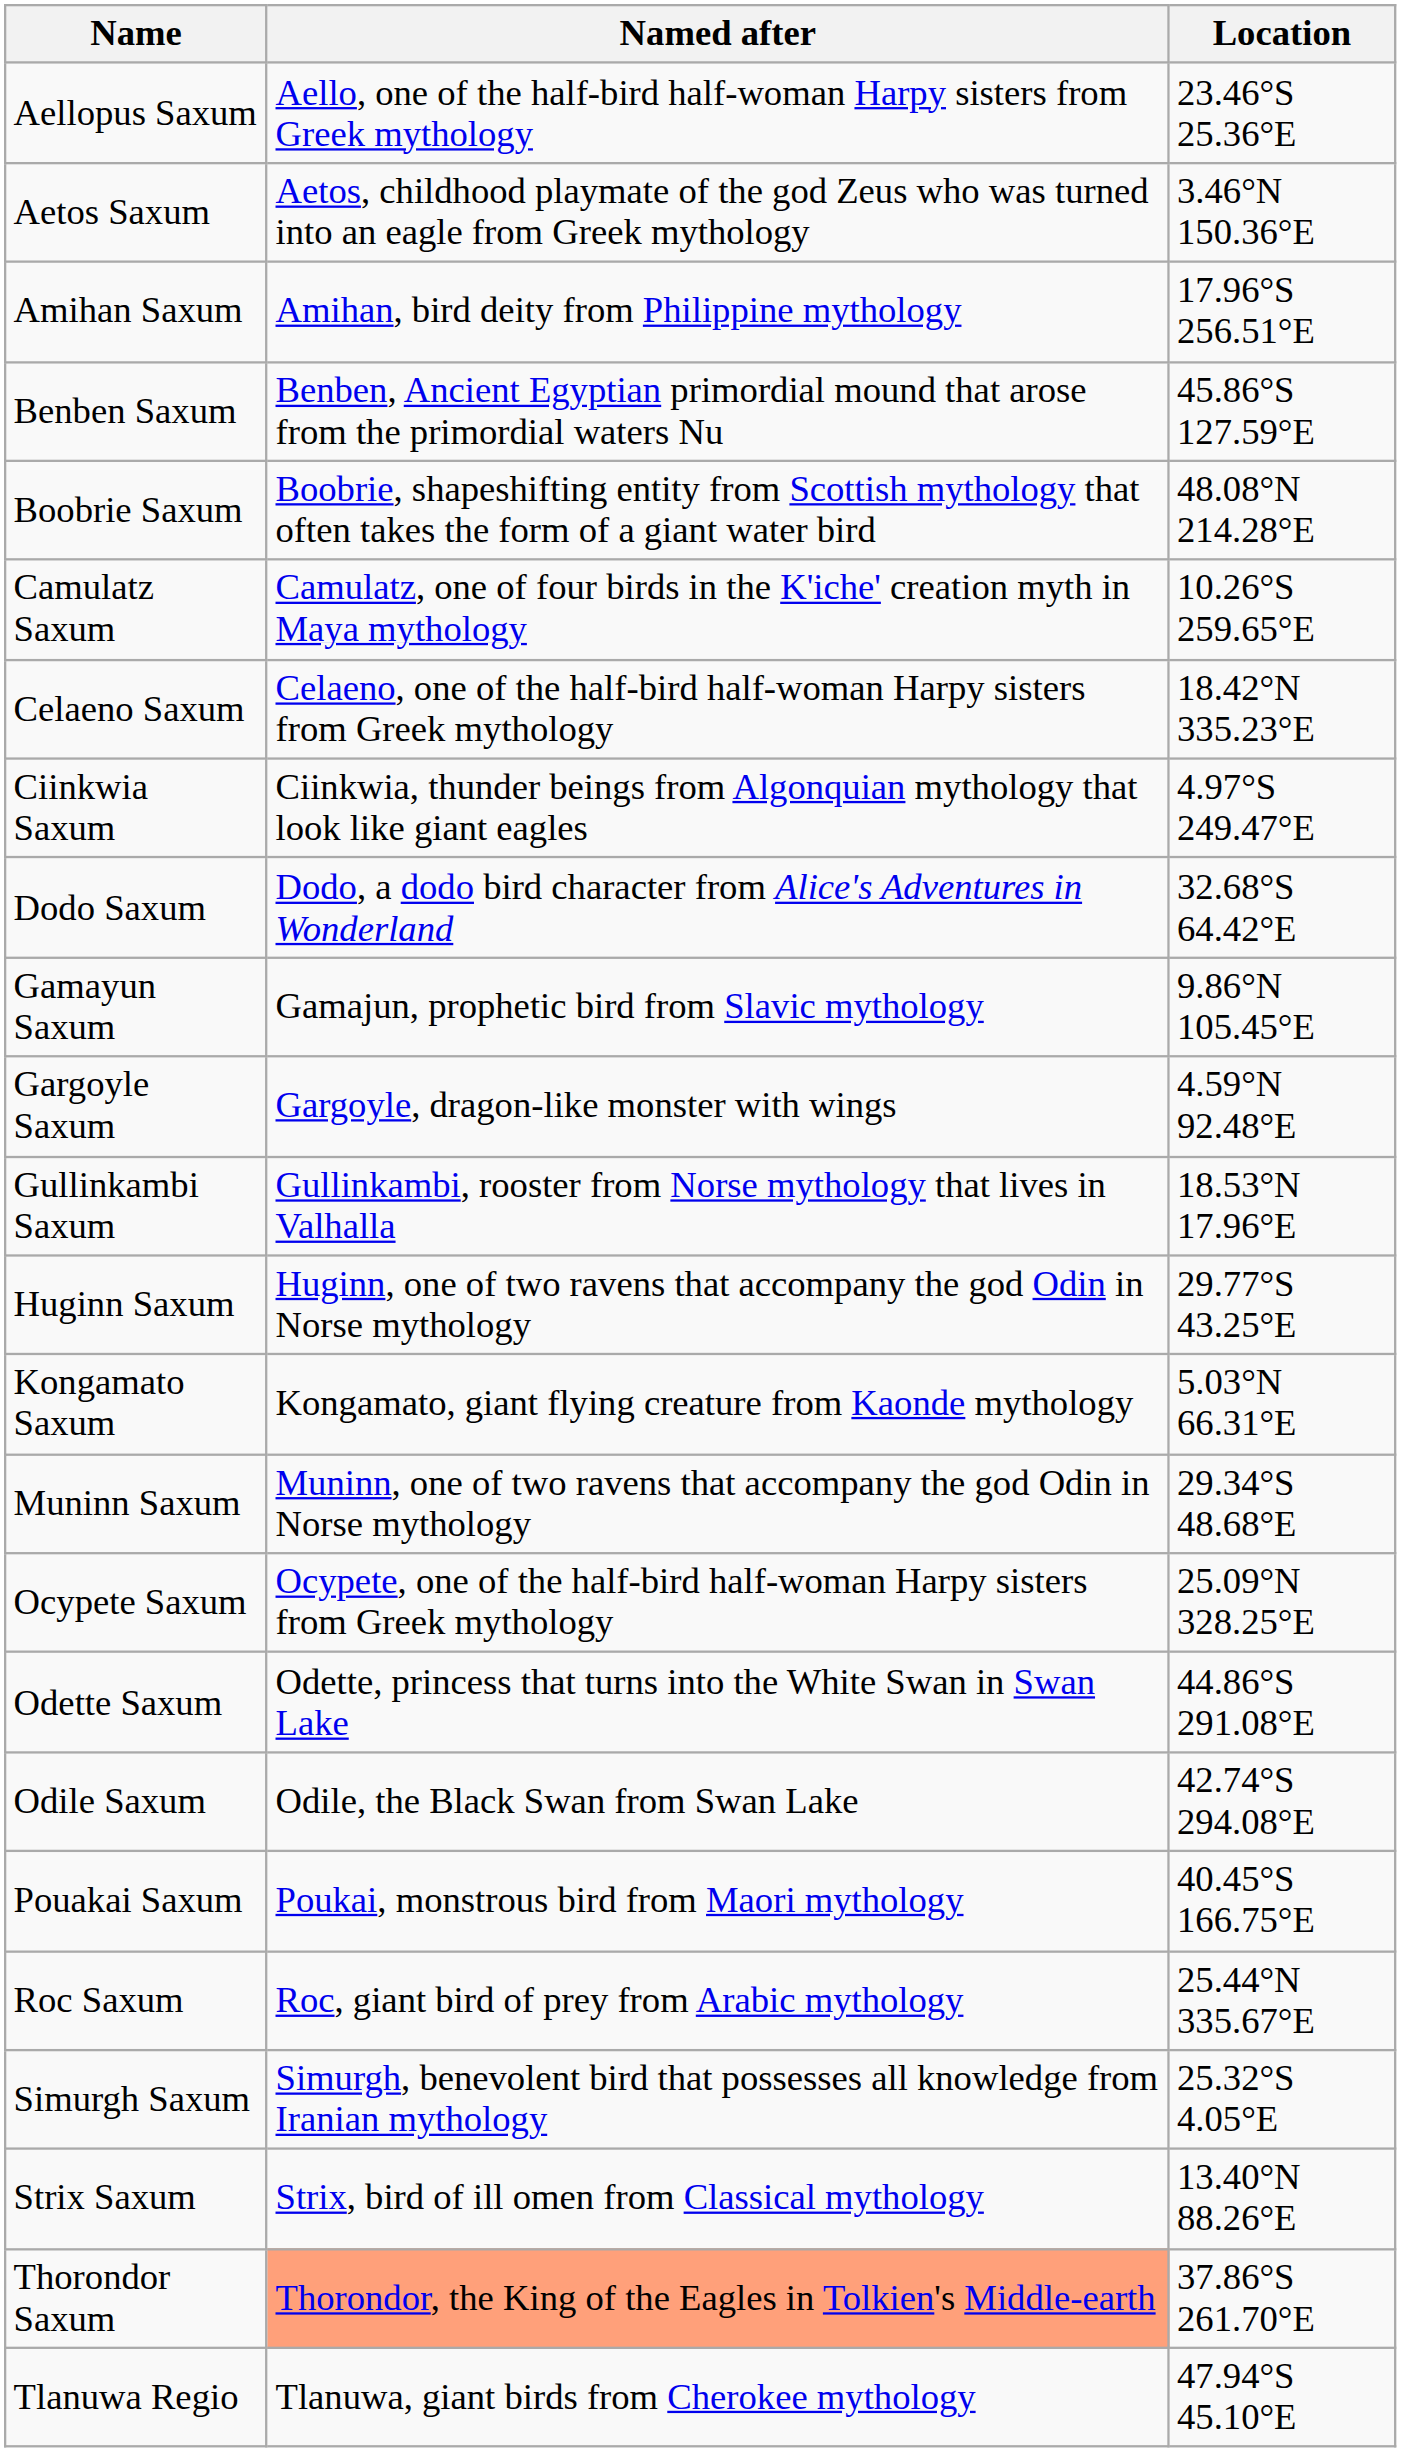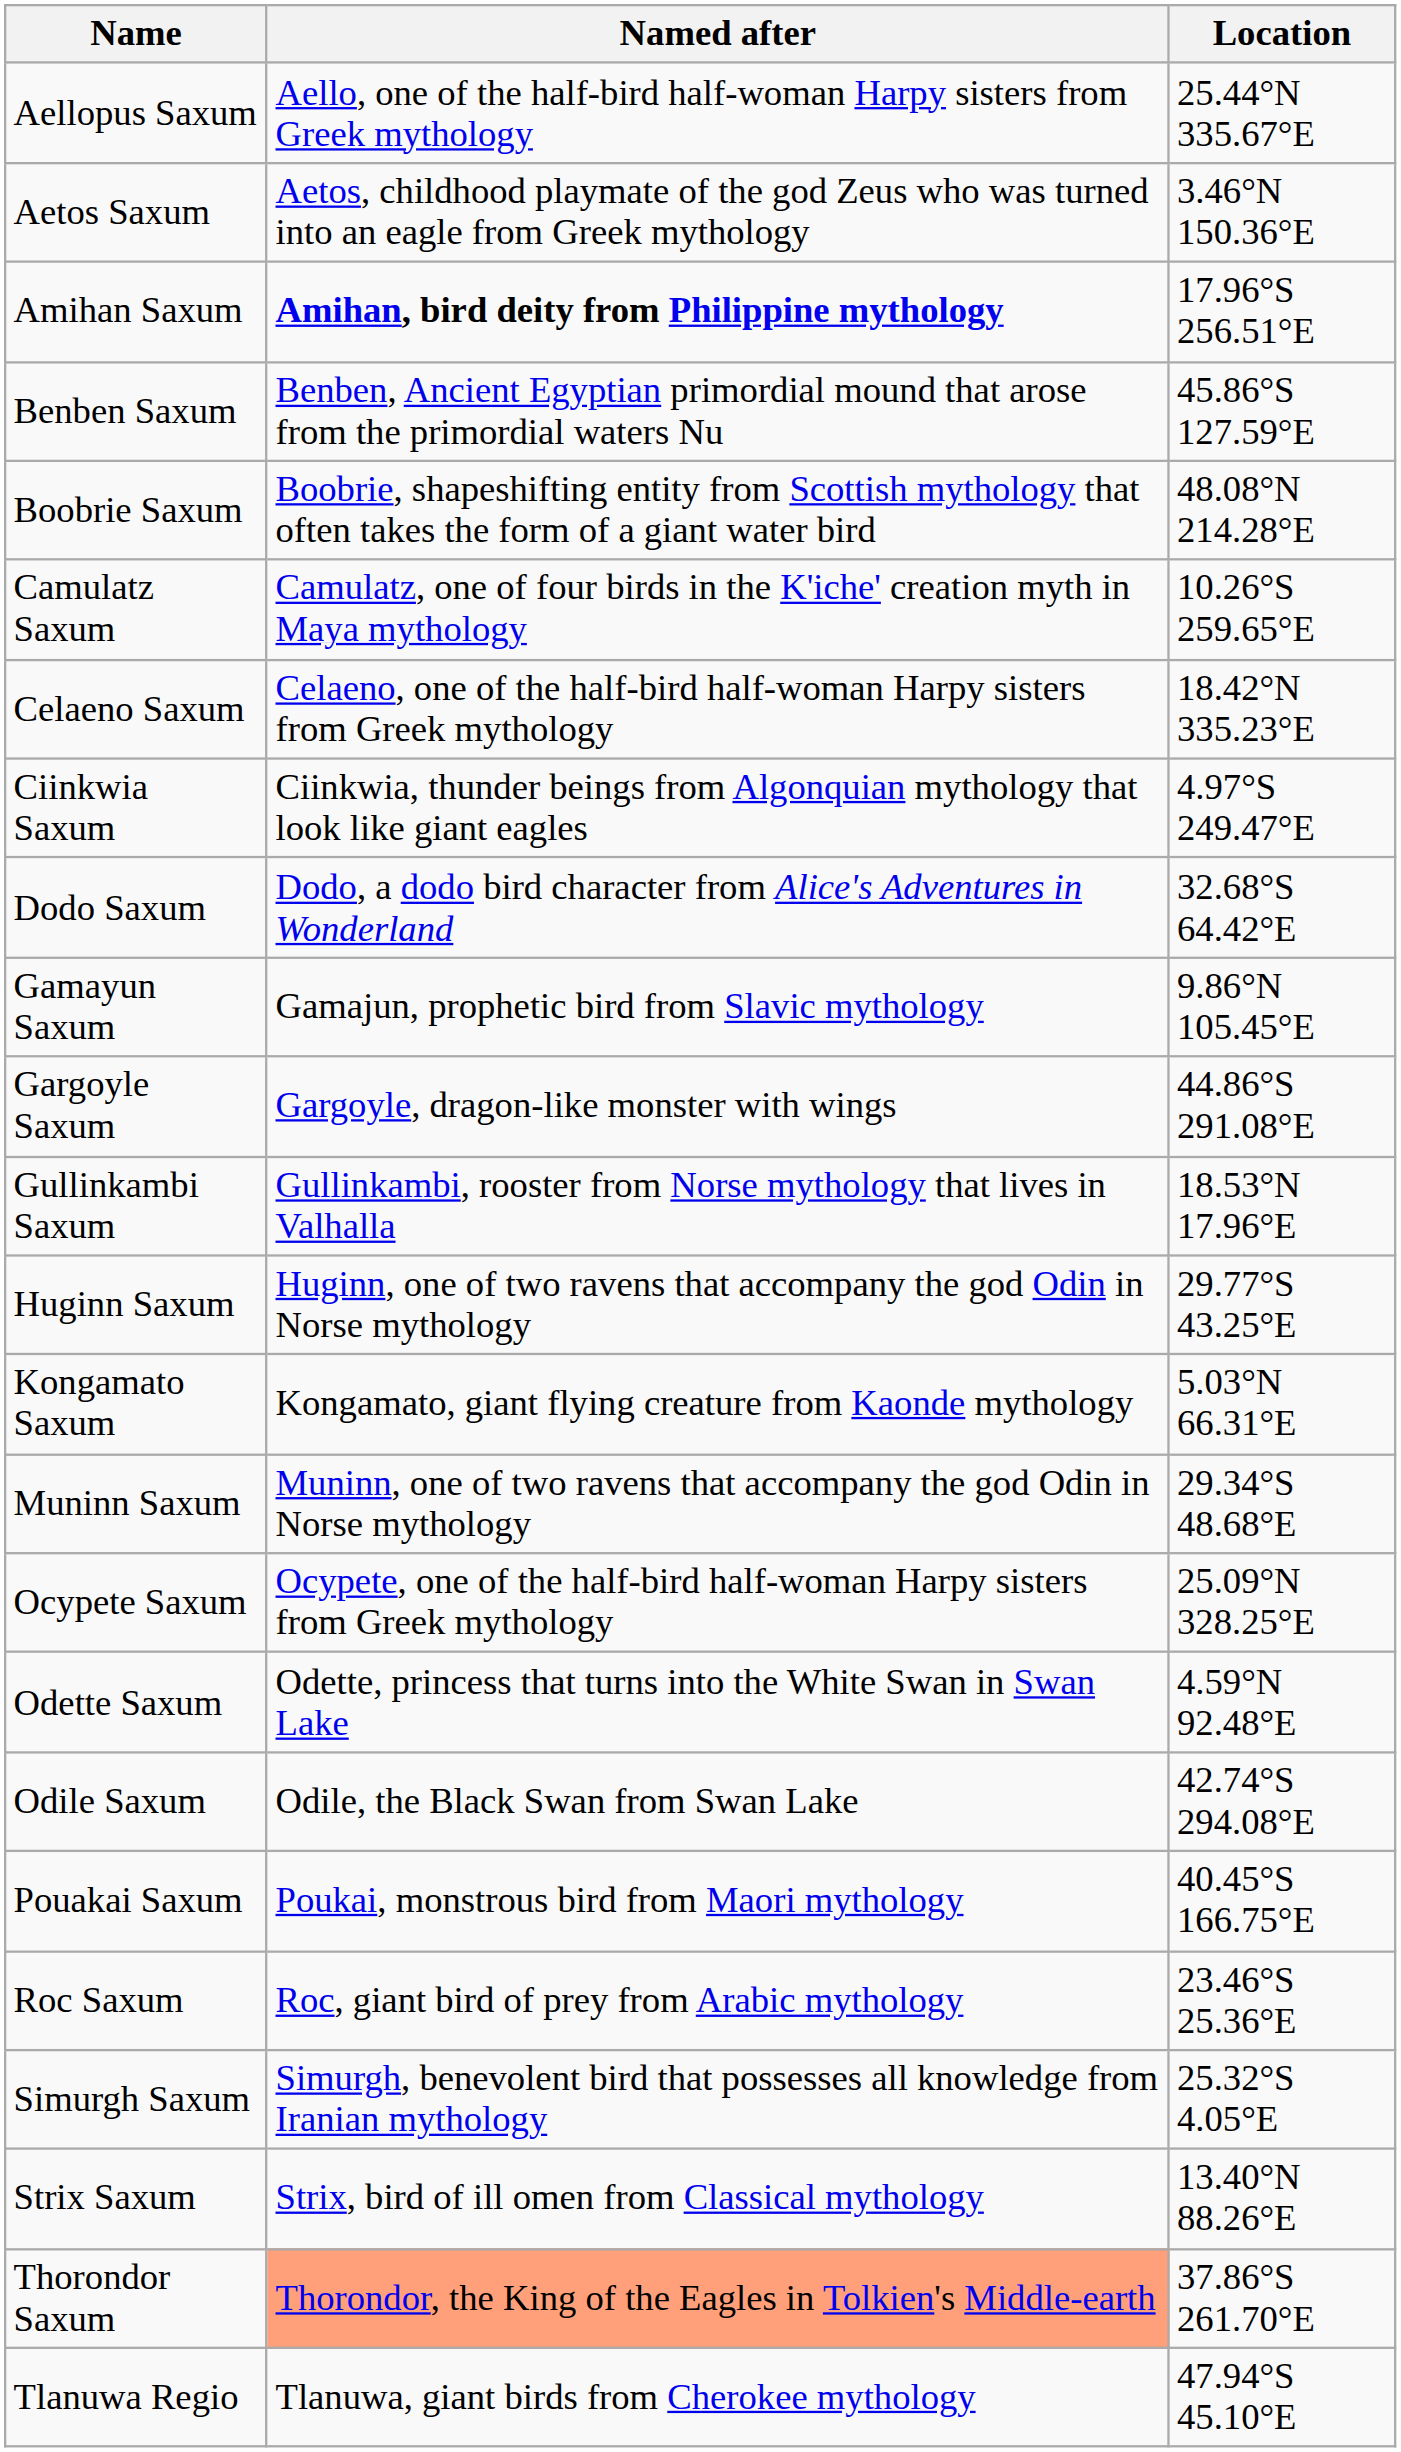(1237, 112) 23.46°S 25.36°E -> (1246, 112) 25.44°N 335.67°E
(618, 310) normal -> (640, 310) bold
(1237, 1105) 4.59°N 92.48°E -> (1246, 1105) 44.86°S 291.08°E
(1246, 1701) 44.86°S 291.08°E -> (1237, 1701) 4.59°N 92.48°E
(1246, 1999) 25.44°N 335.67°E -> (1237, 1999) 23.46°S 25.36°E
